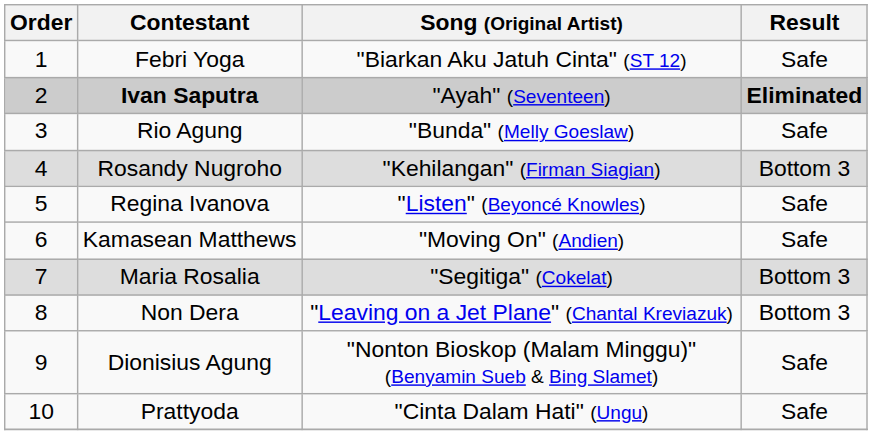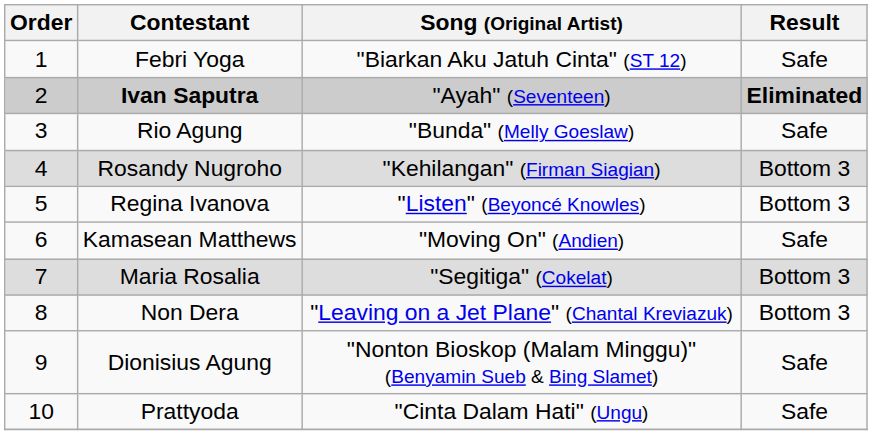(804, 204) Safe -> (804, 204) Bottom 3
